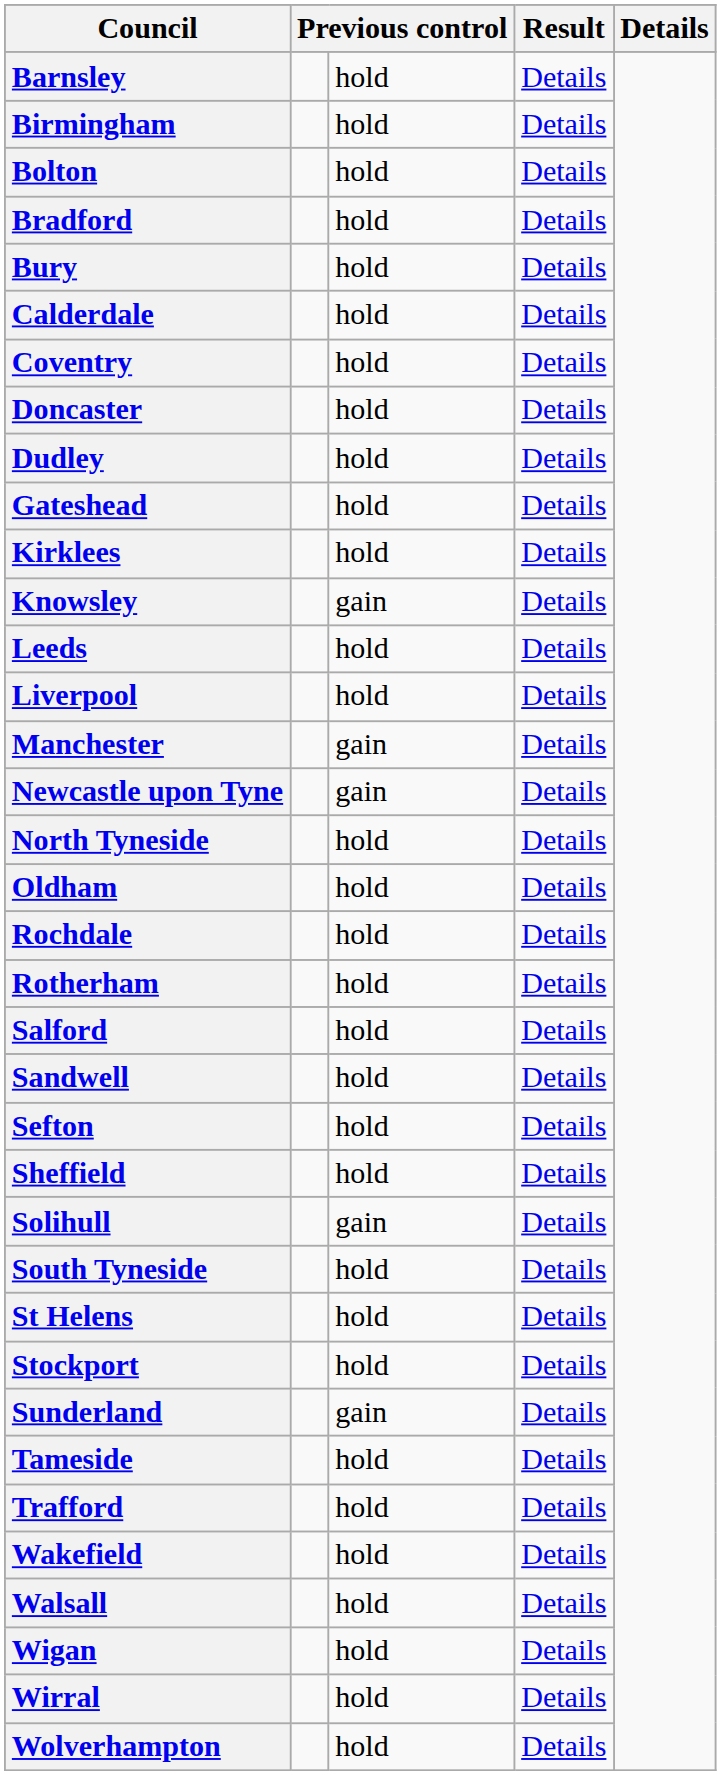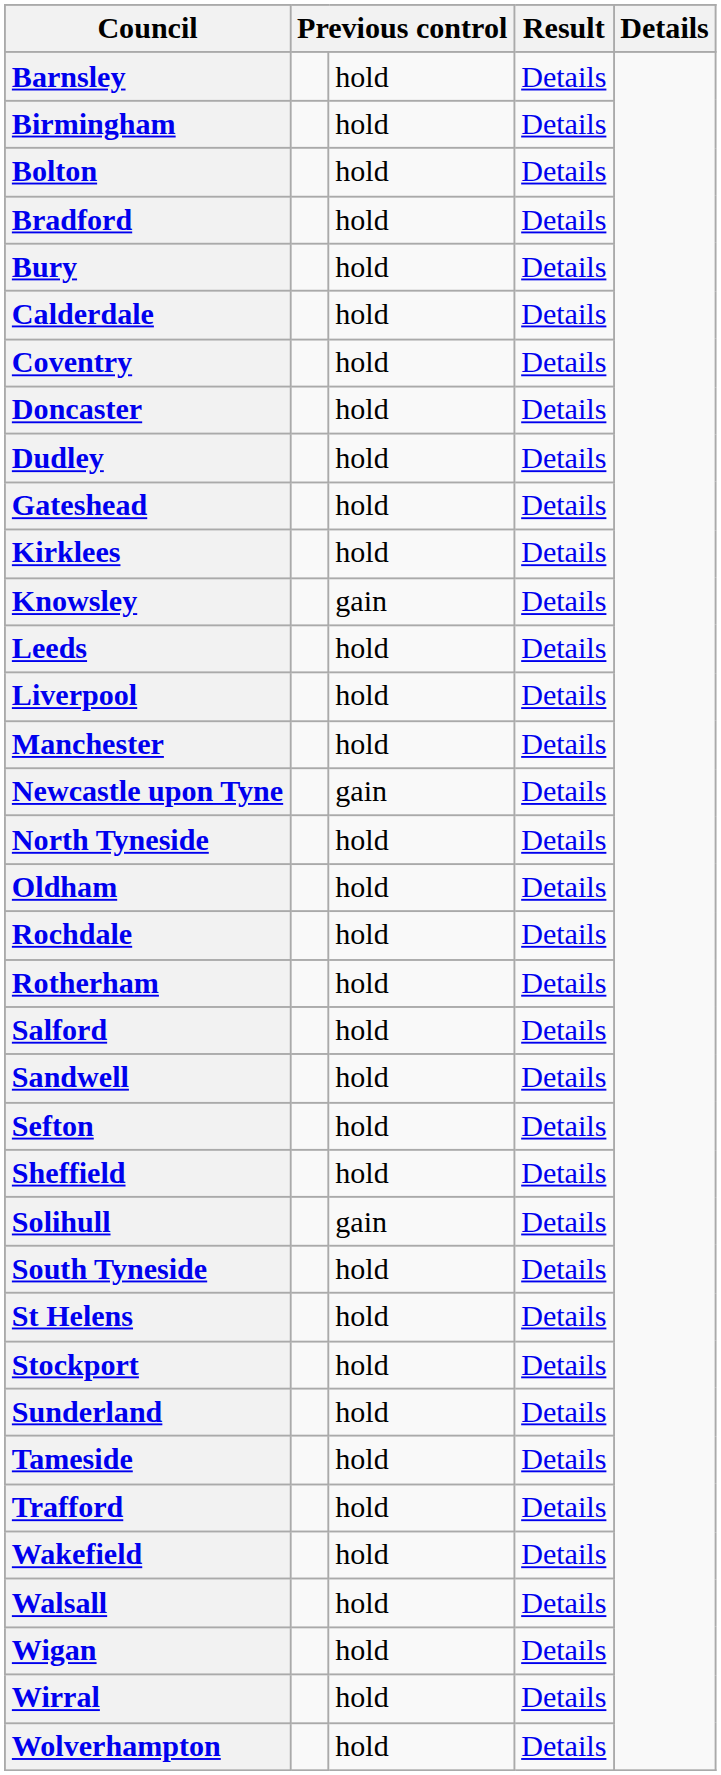(361, 743) gain -> (362, 743) hold
(361, 1411) gain -> (362, 1411) hold
